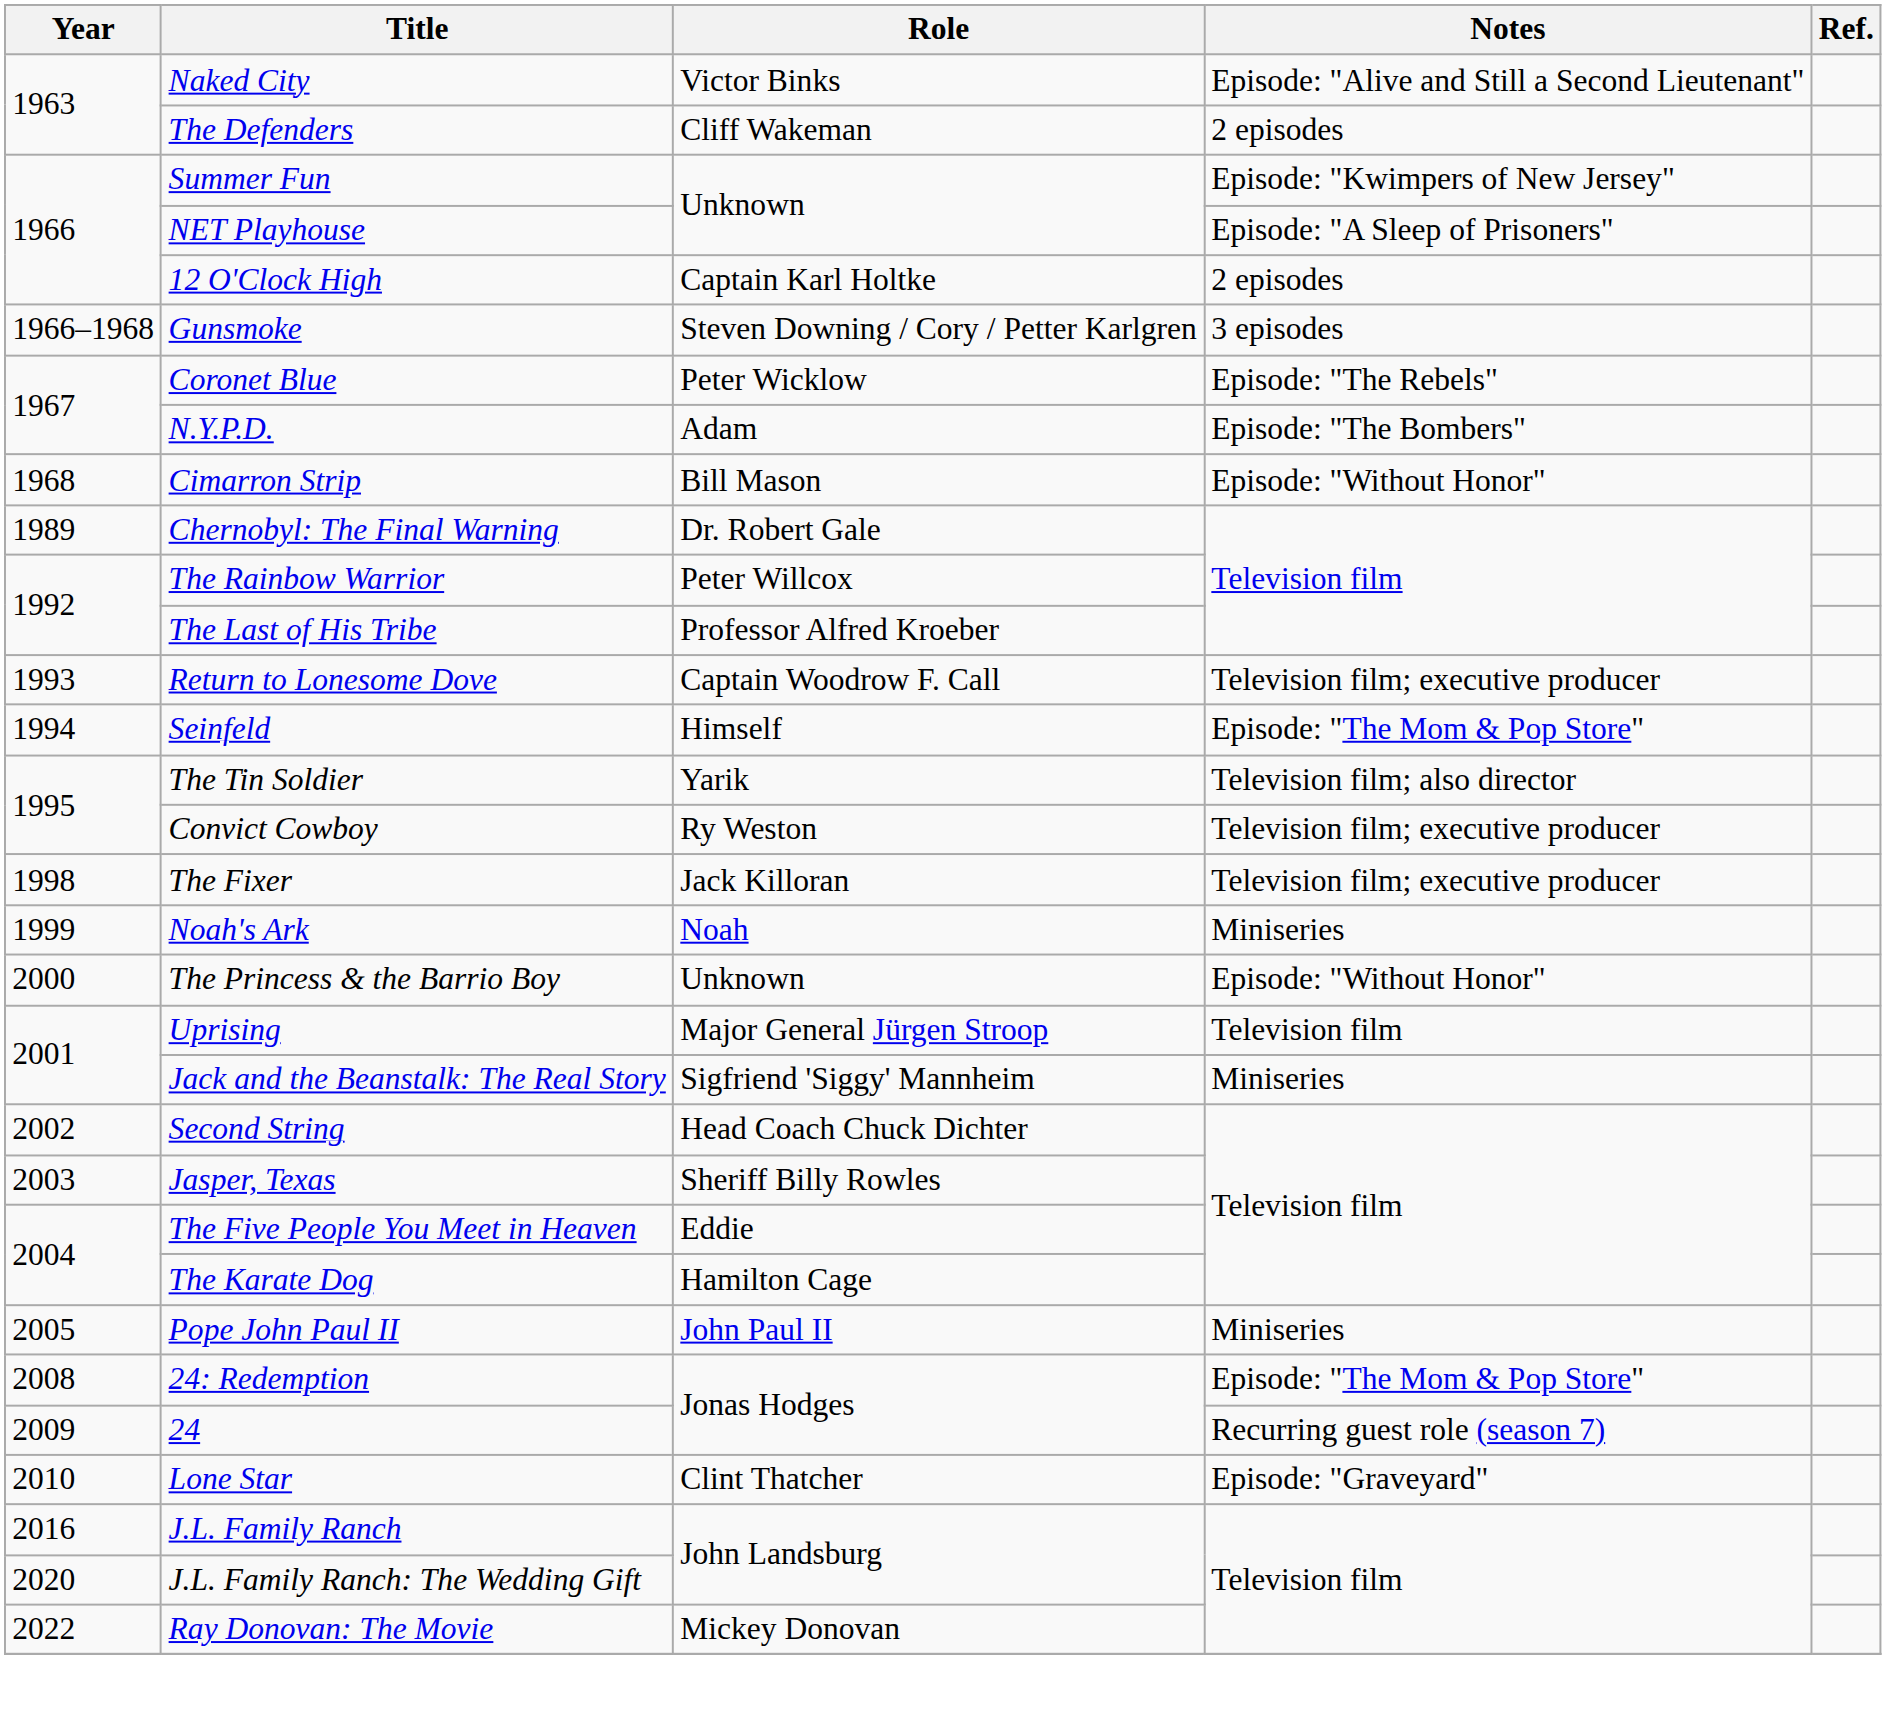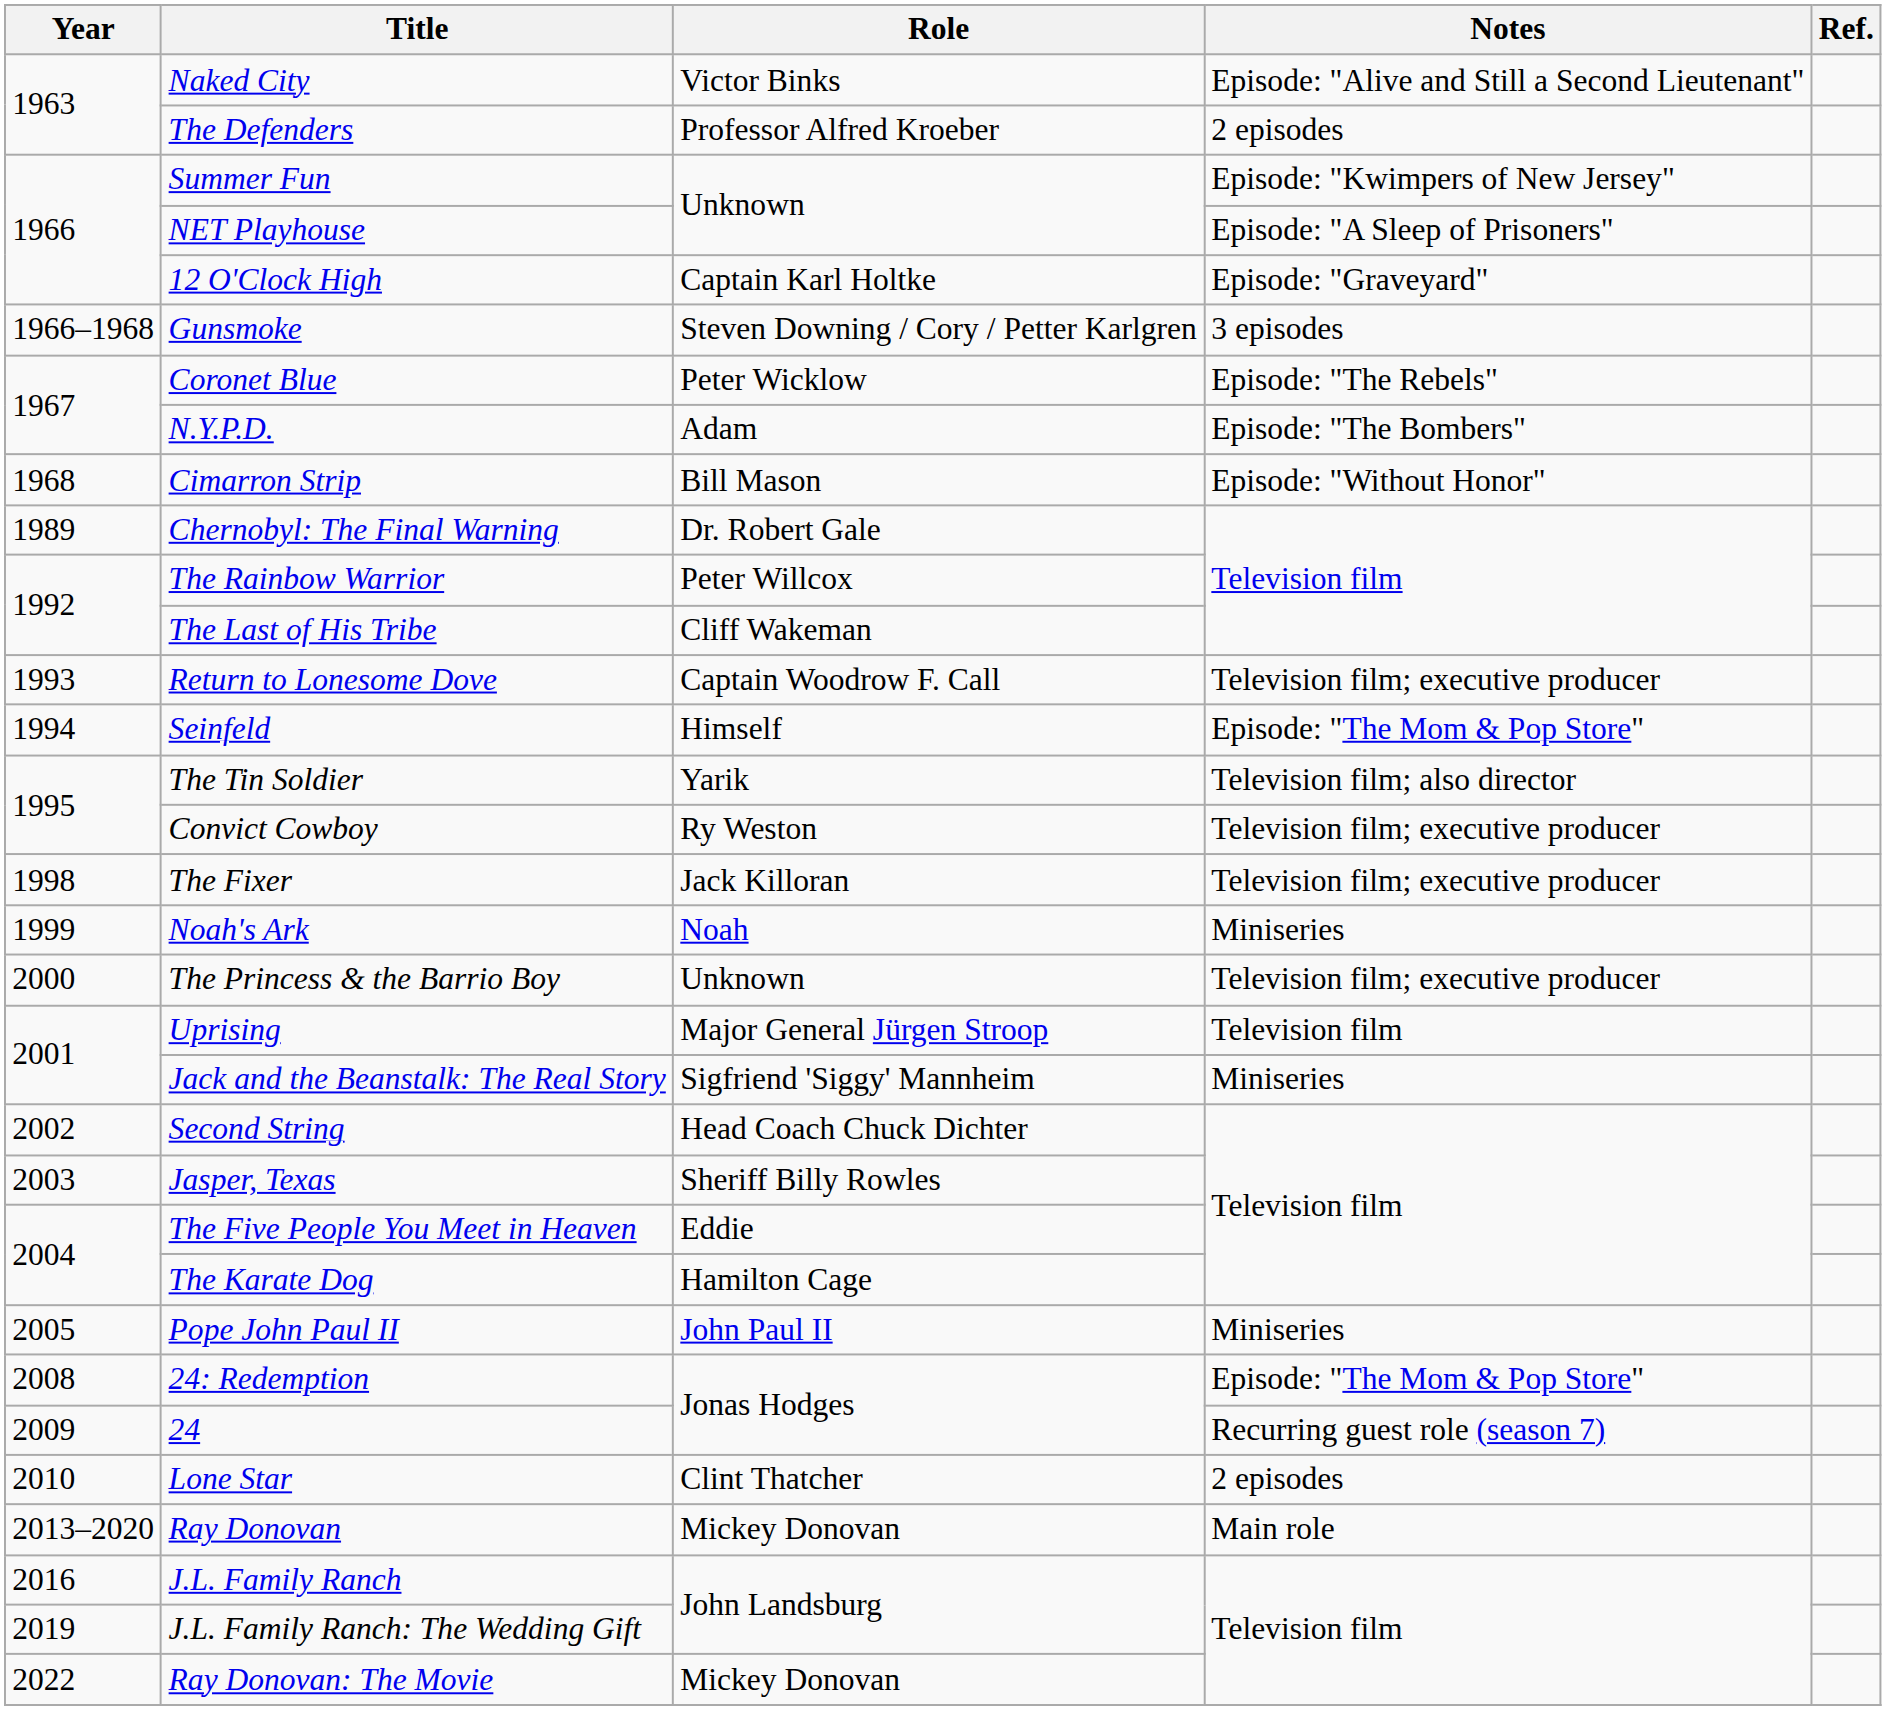(776, 129) Cliff Wakeman -> (840, 129) Professor Alfred Kroeber
(1277, 279) 2 episodes -> (1350, 279) Episode: "Graveyard"
(840, 629) Professor Alfred Kroeber -> (776, 629) Cliff Wakeman
(1379, 979) Episode: "Without Honor" -> (1436, 979) Television film; executive producer
(1350, 1479) Episode: "Graveyard" -> (1277, 1479) 2 episodes
+ row: (255, 1529)
(44, 1579) 2020 -> (44, 1629) 2019
